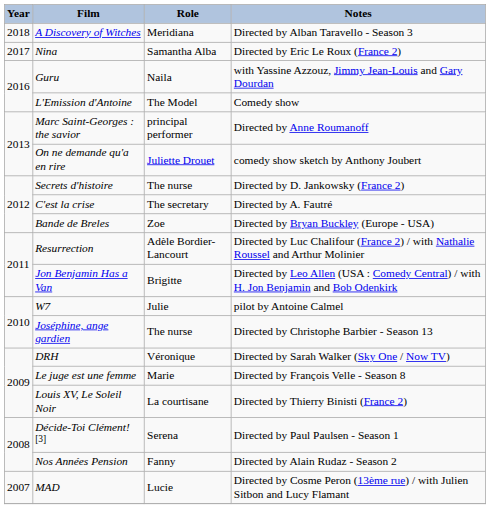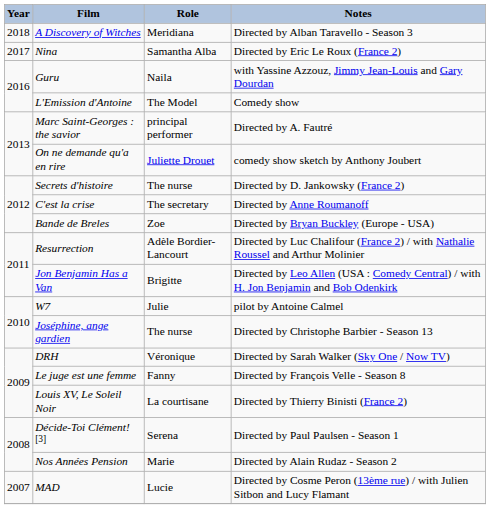(301, 128) Directed by Anne Roumanoff -> (283, 128) Directed by A. Fautré
(283, 204) Directed by A. Fautré -> (301, 204) Directed by Anne Roumanoff
(161, 376) Marie -> (161, 376) Fanny
(161, 462) Fanny -> (161, 462) Marie
